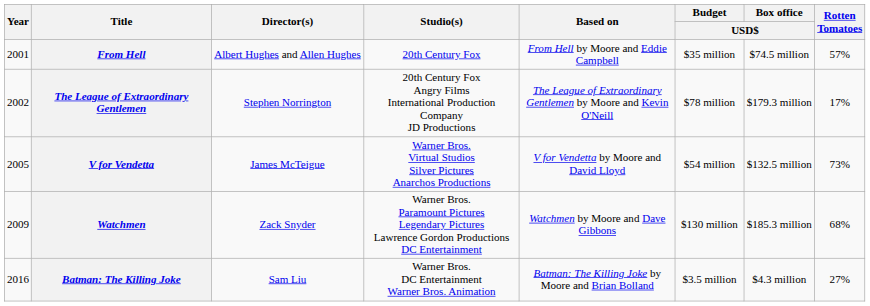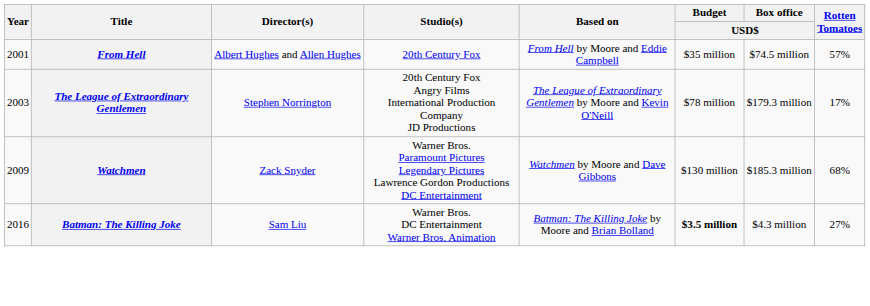(18, 103) 2002 -> (18, 103) 2003
- row: (121, 164)
(709, 279) normal -> (709, 224) bold
